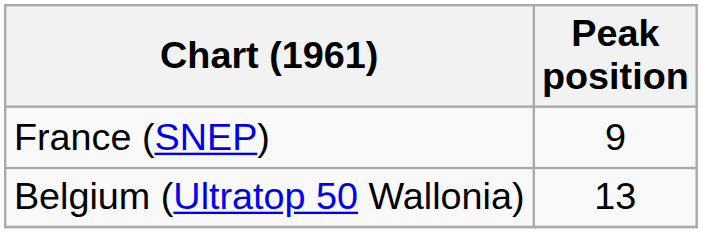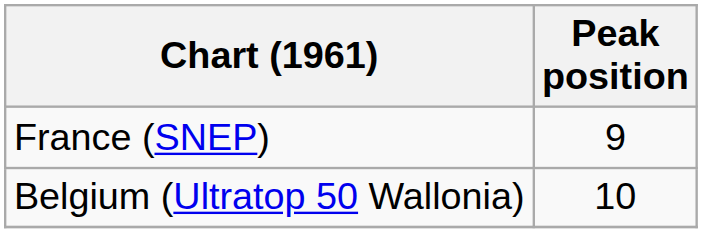(615, 196) 13 -> (615, 196) 10
